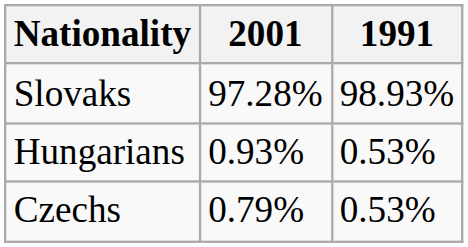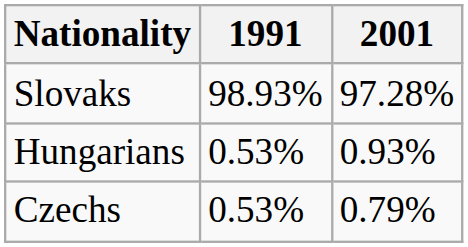columns swapped: (397, 33) <-> (265, 33)
